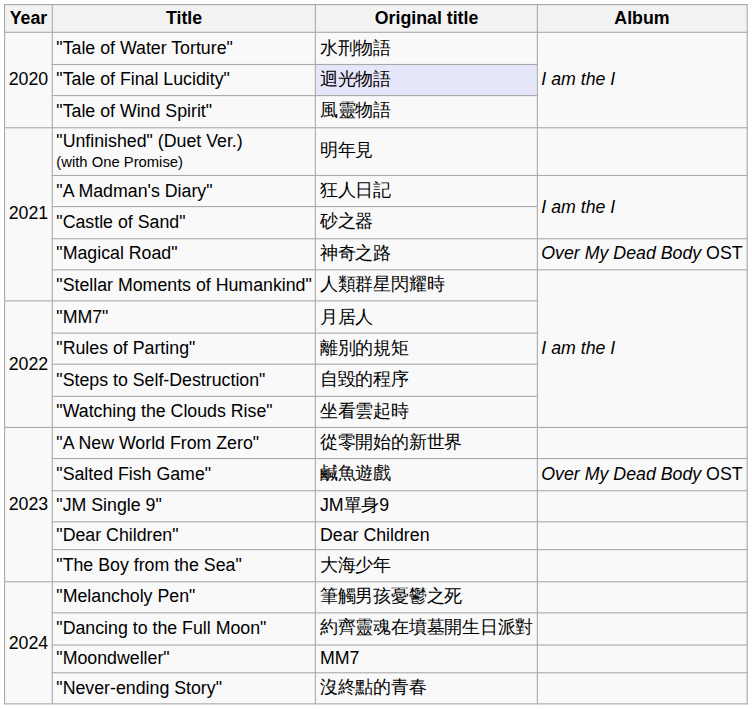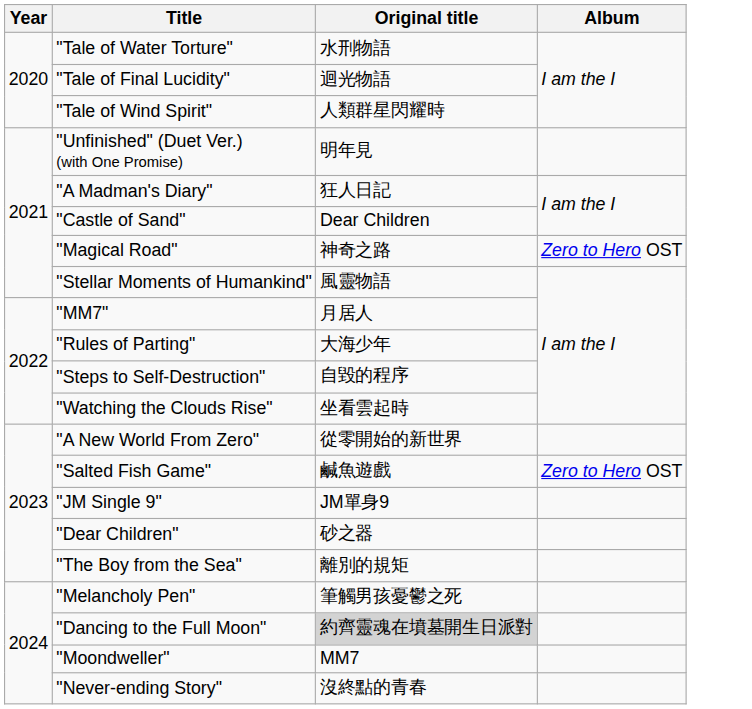(355, 79) lavender background -> (355, 79) no background
(355, 110) 風靈物語 -> (382, 110) 人類群星閃耀時
(347, 221) 砂之器 -> (375, 220) Dear Children
(642, 254) Over My Dead Body OST -> (612, 250) Zero to Hero OST
(382, 284) 人類群星閃耀時 -> (355, 281) 風靈物語
(364, 347) 離別的規矩 -> (355, 344) 大海少年
(642, 474) Over My Dead Body OST -> (612, 471) Zero to Hero OST
(375, 535) Dear Children -> (347, 533) 砂之器
(355, 565) 大海少年 -> (364, 565) 離別的規矩
(427, 628) no background -> (427, 628) lightgrey background
